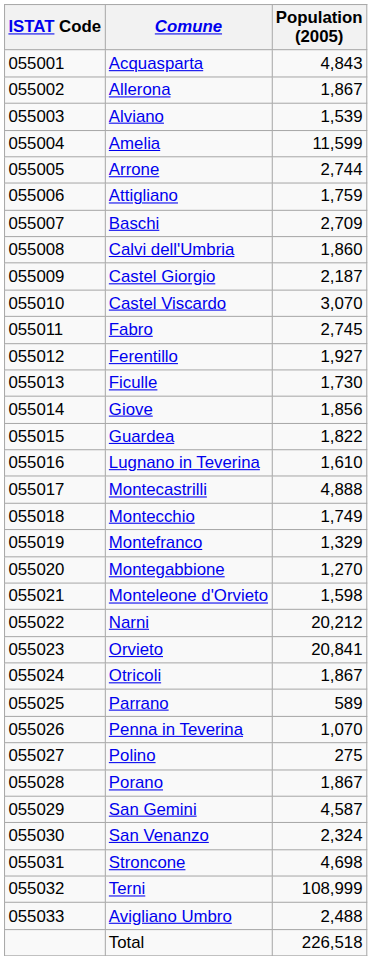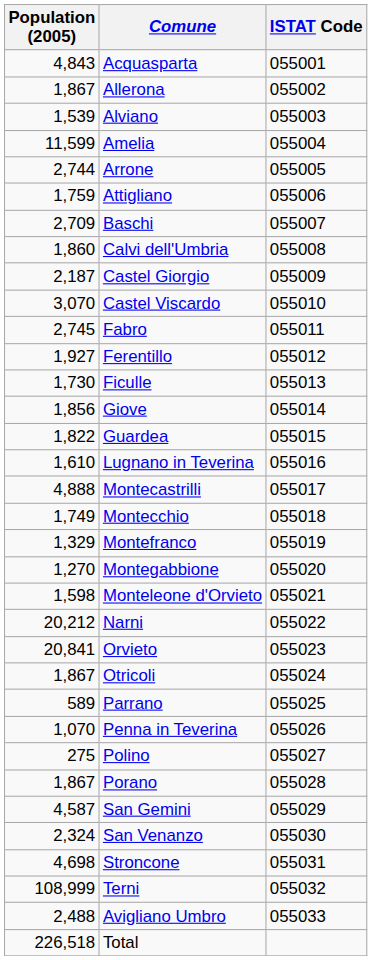columns swapped: (55, 27) <-> (319, 27)
